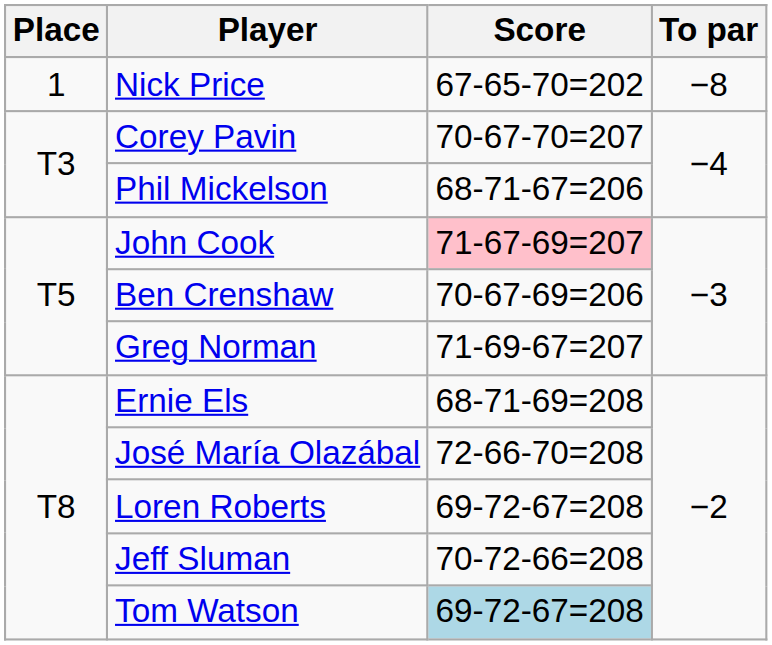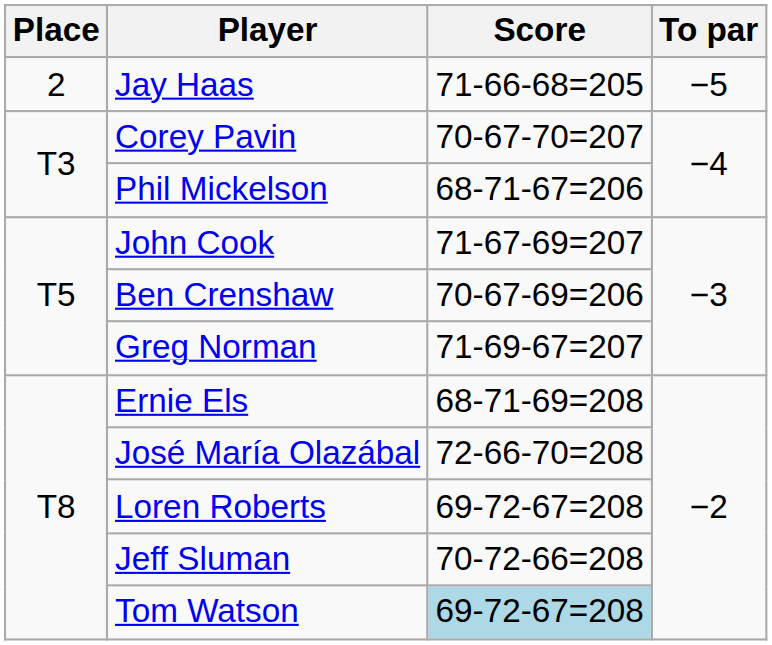- row: (190, 83)
+ row: (184, 83)
(540, 242) pink background -> (540, 242) no background
